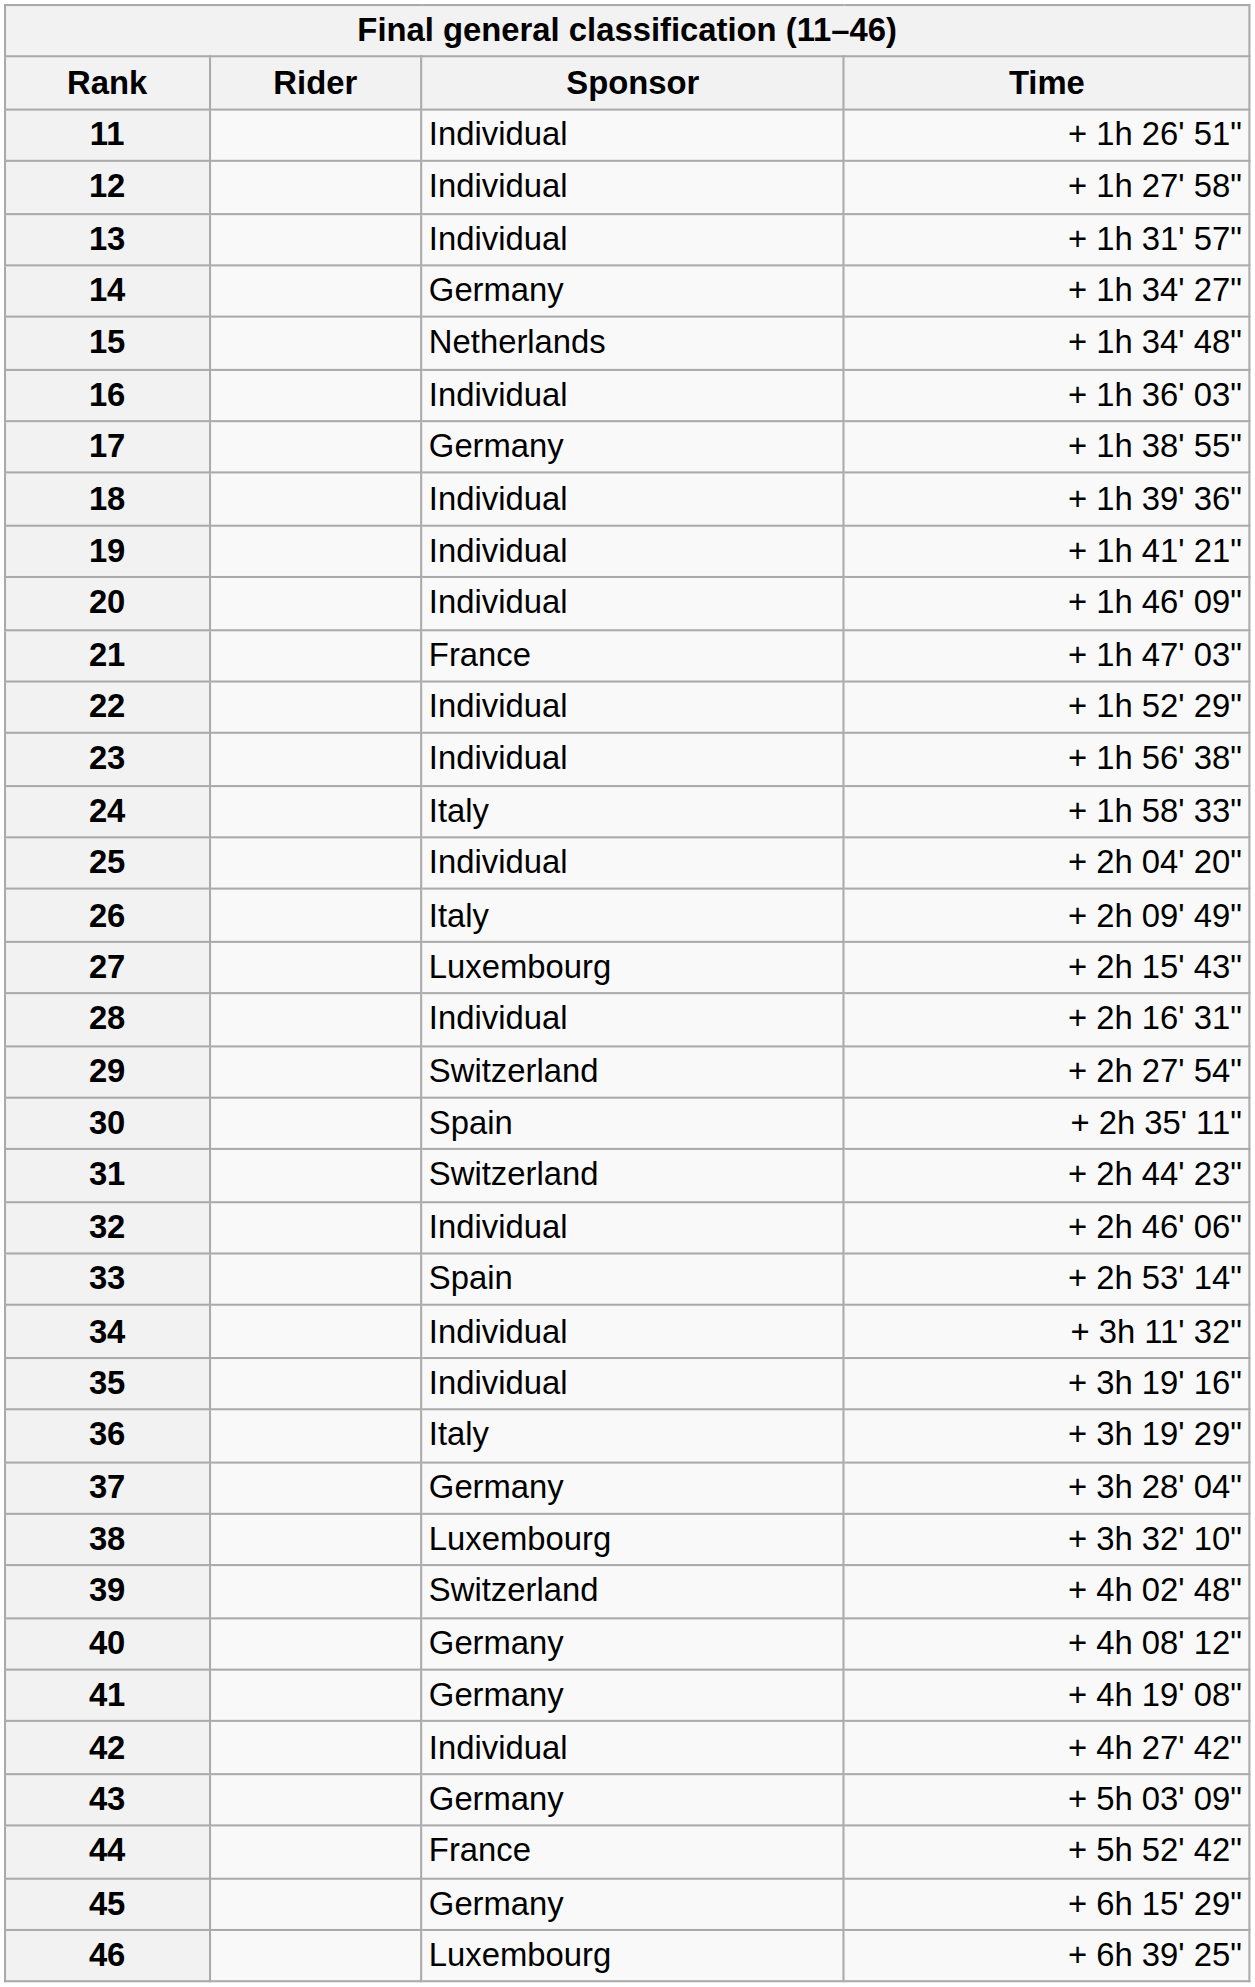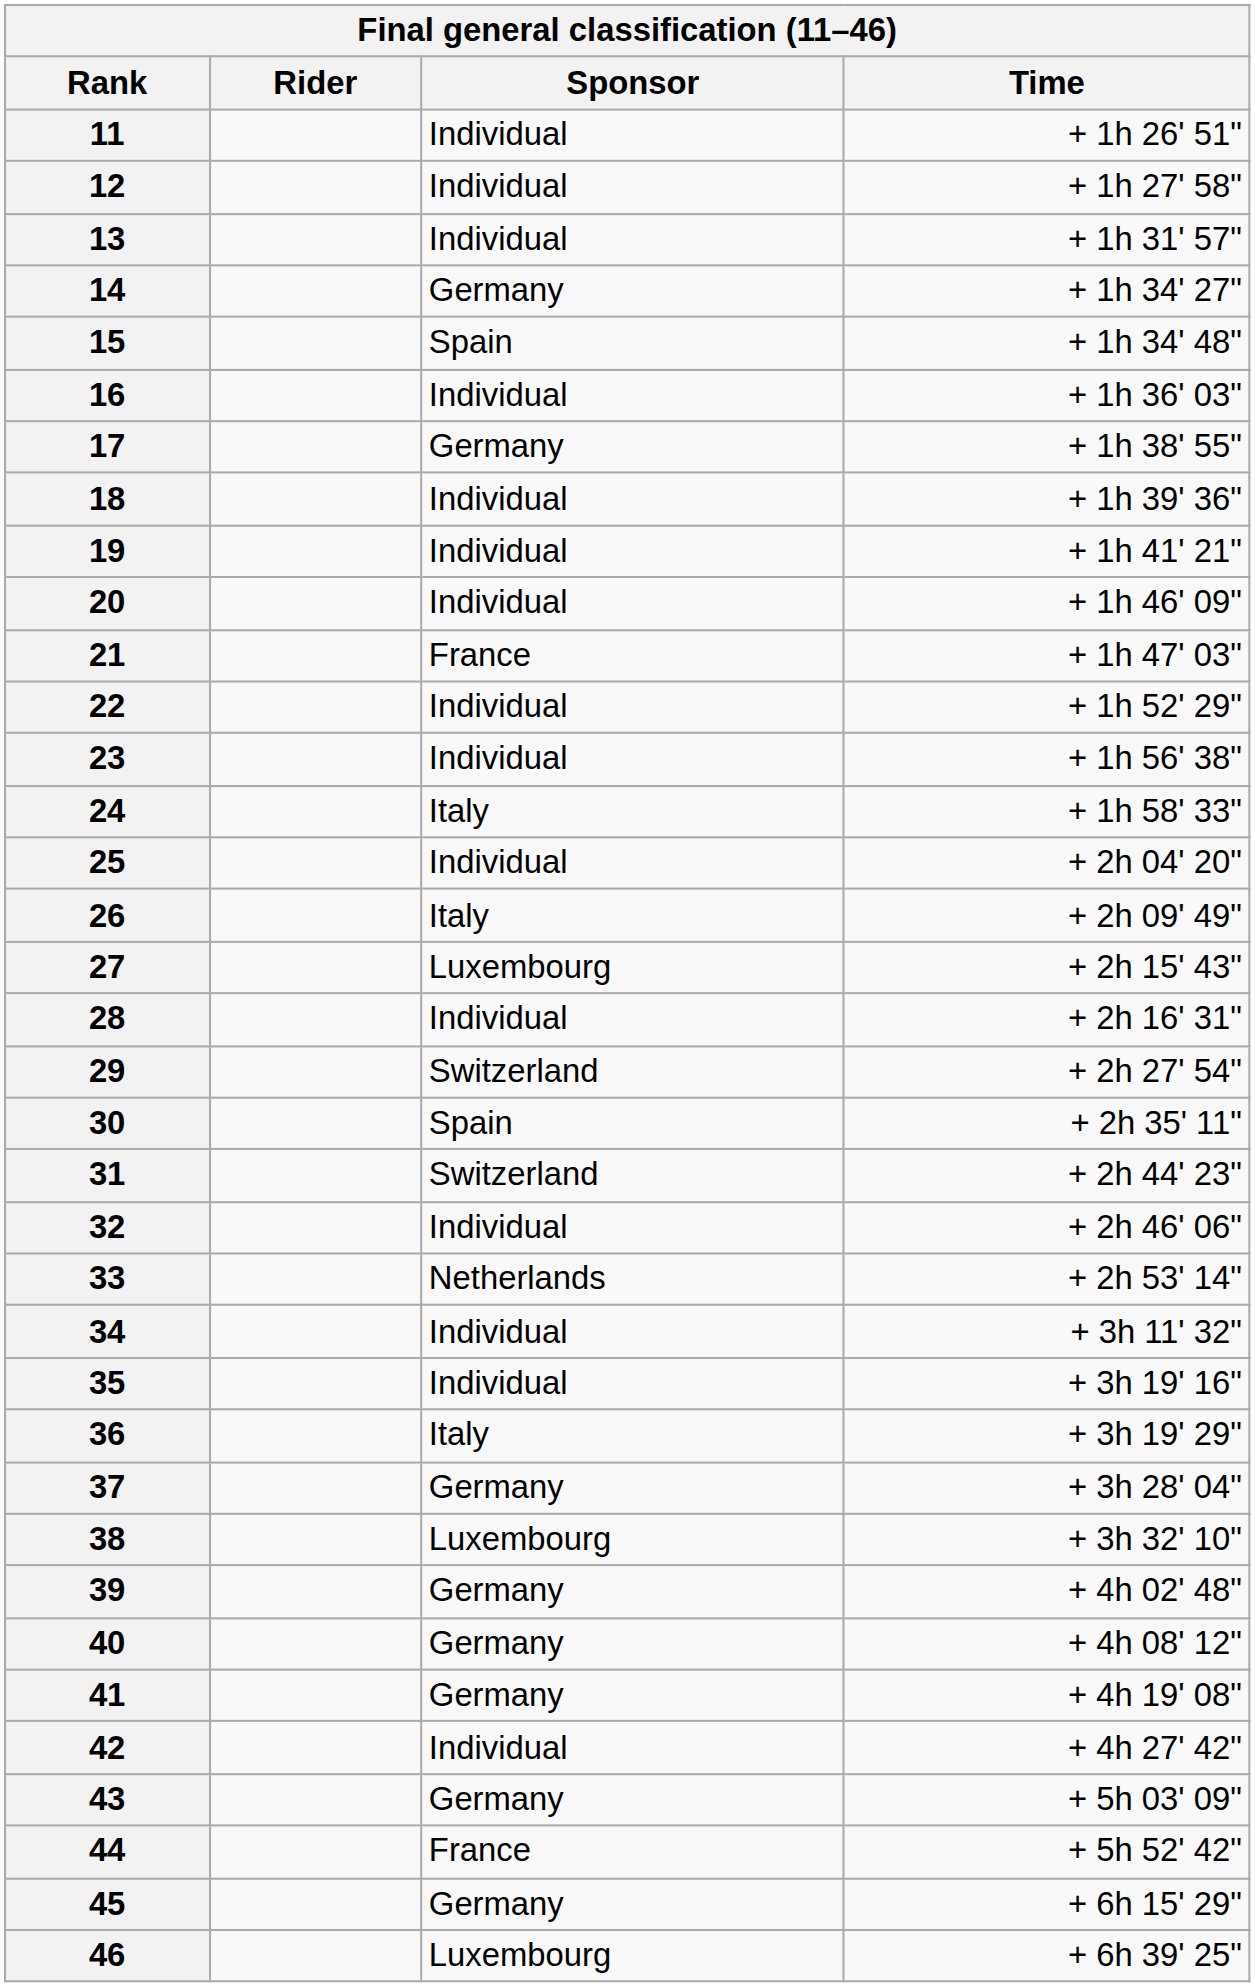(517, 342) Netherlands -> (471, 342) Spain
(471, 1278) Spain -> (517, 1278) Netherlands
(514, 1591) Switzerland -> (496, 1591) Germany
